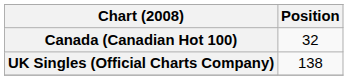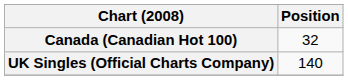(310, 63) 138 -> (310, 63) 140
